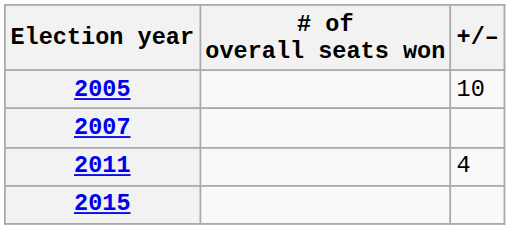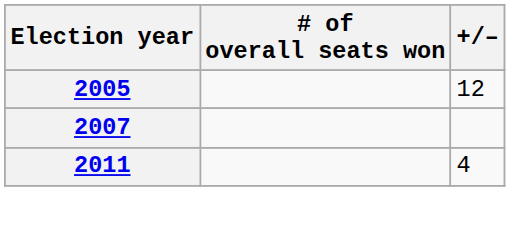(471, 90) 10 -> (471, 90) 12
- row: (102, 205)
